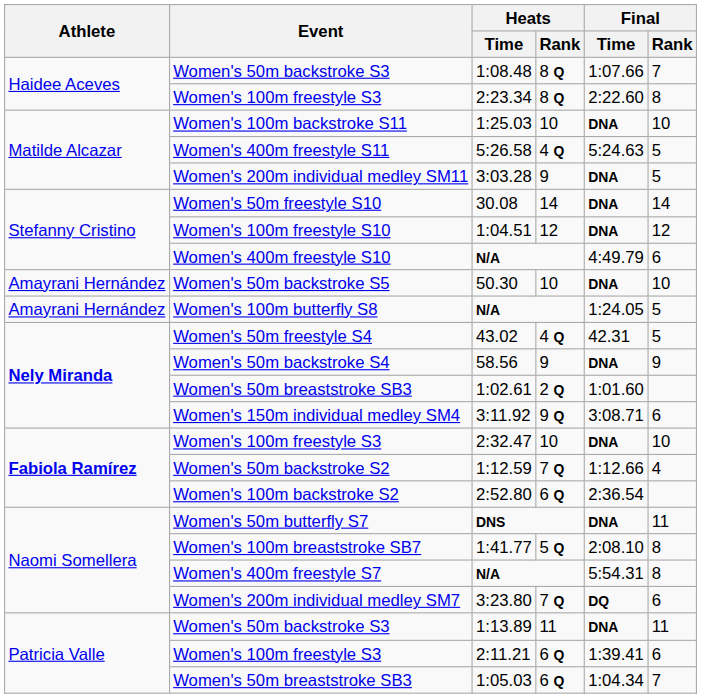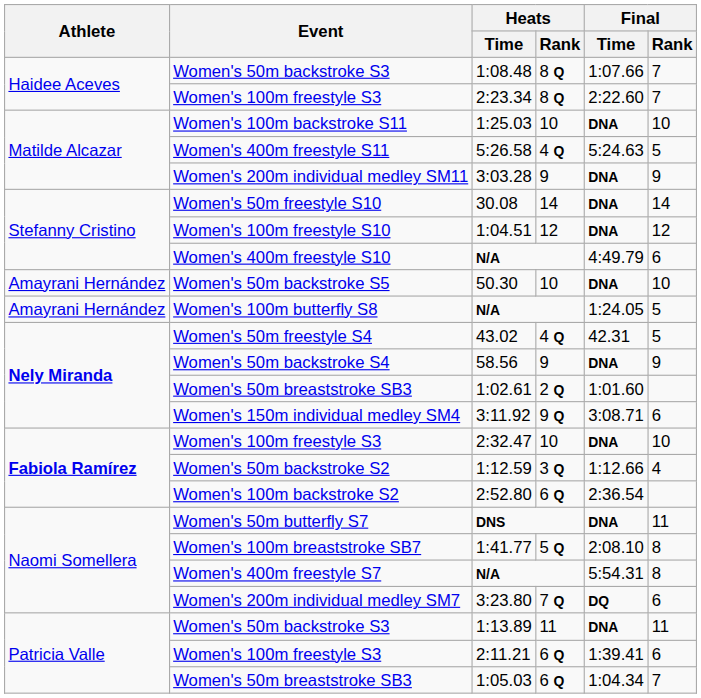(656, 97) 8 -> (656, 97) 7
(656, 177) 5 -> (656, 177) 9
(552, 468) 7 Q -> (552, 468) 3 Q
